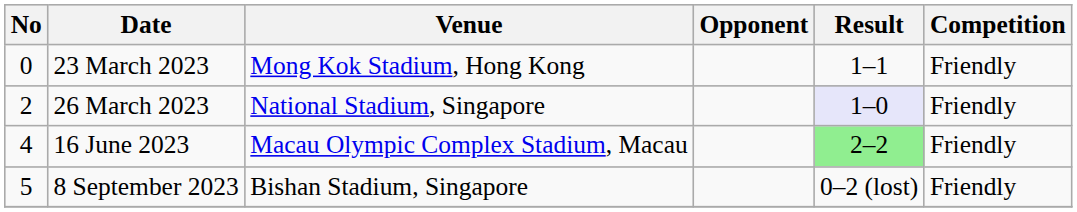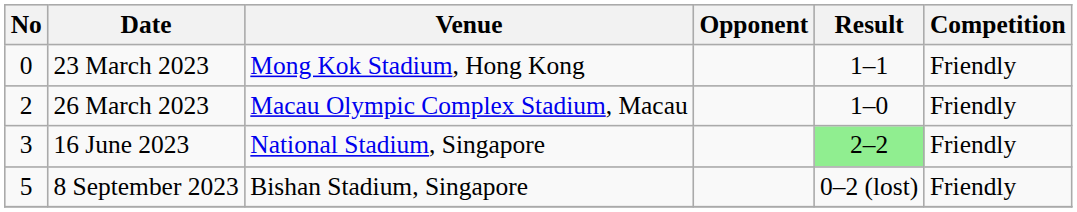(398, 105) National Stadium, Singapore -> (469, 105) Macau Olympic Complex Stadium, Macau
(869, 105) lavender background -> (869, 105) no background
(26, 145) 4 -> (26, 145) 3
(469, 145) Macau Olympic Complex Stadium, Macau -> (398, 145) National Stadium, Singapore
